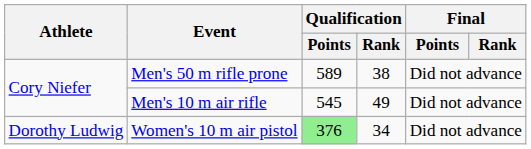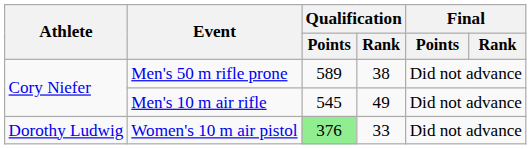(381, 130) 34 -> (381, 130) 33
